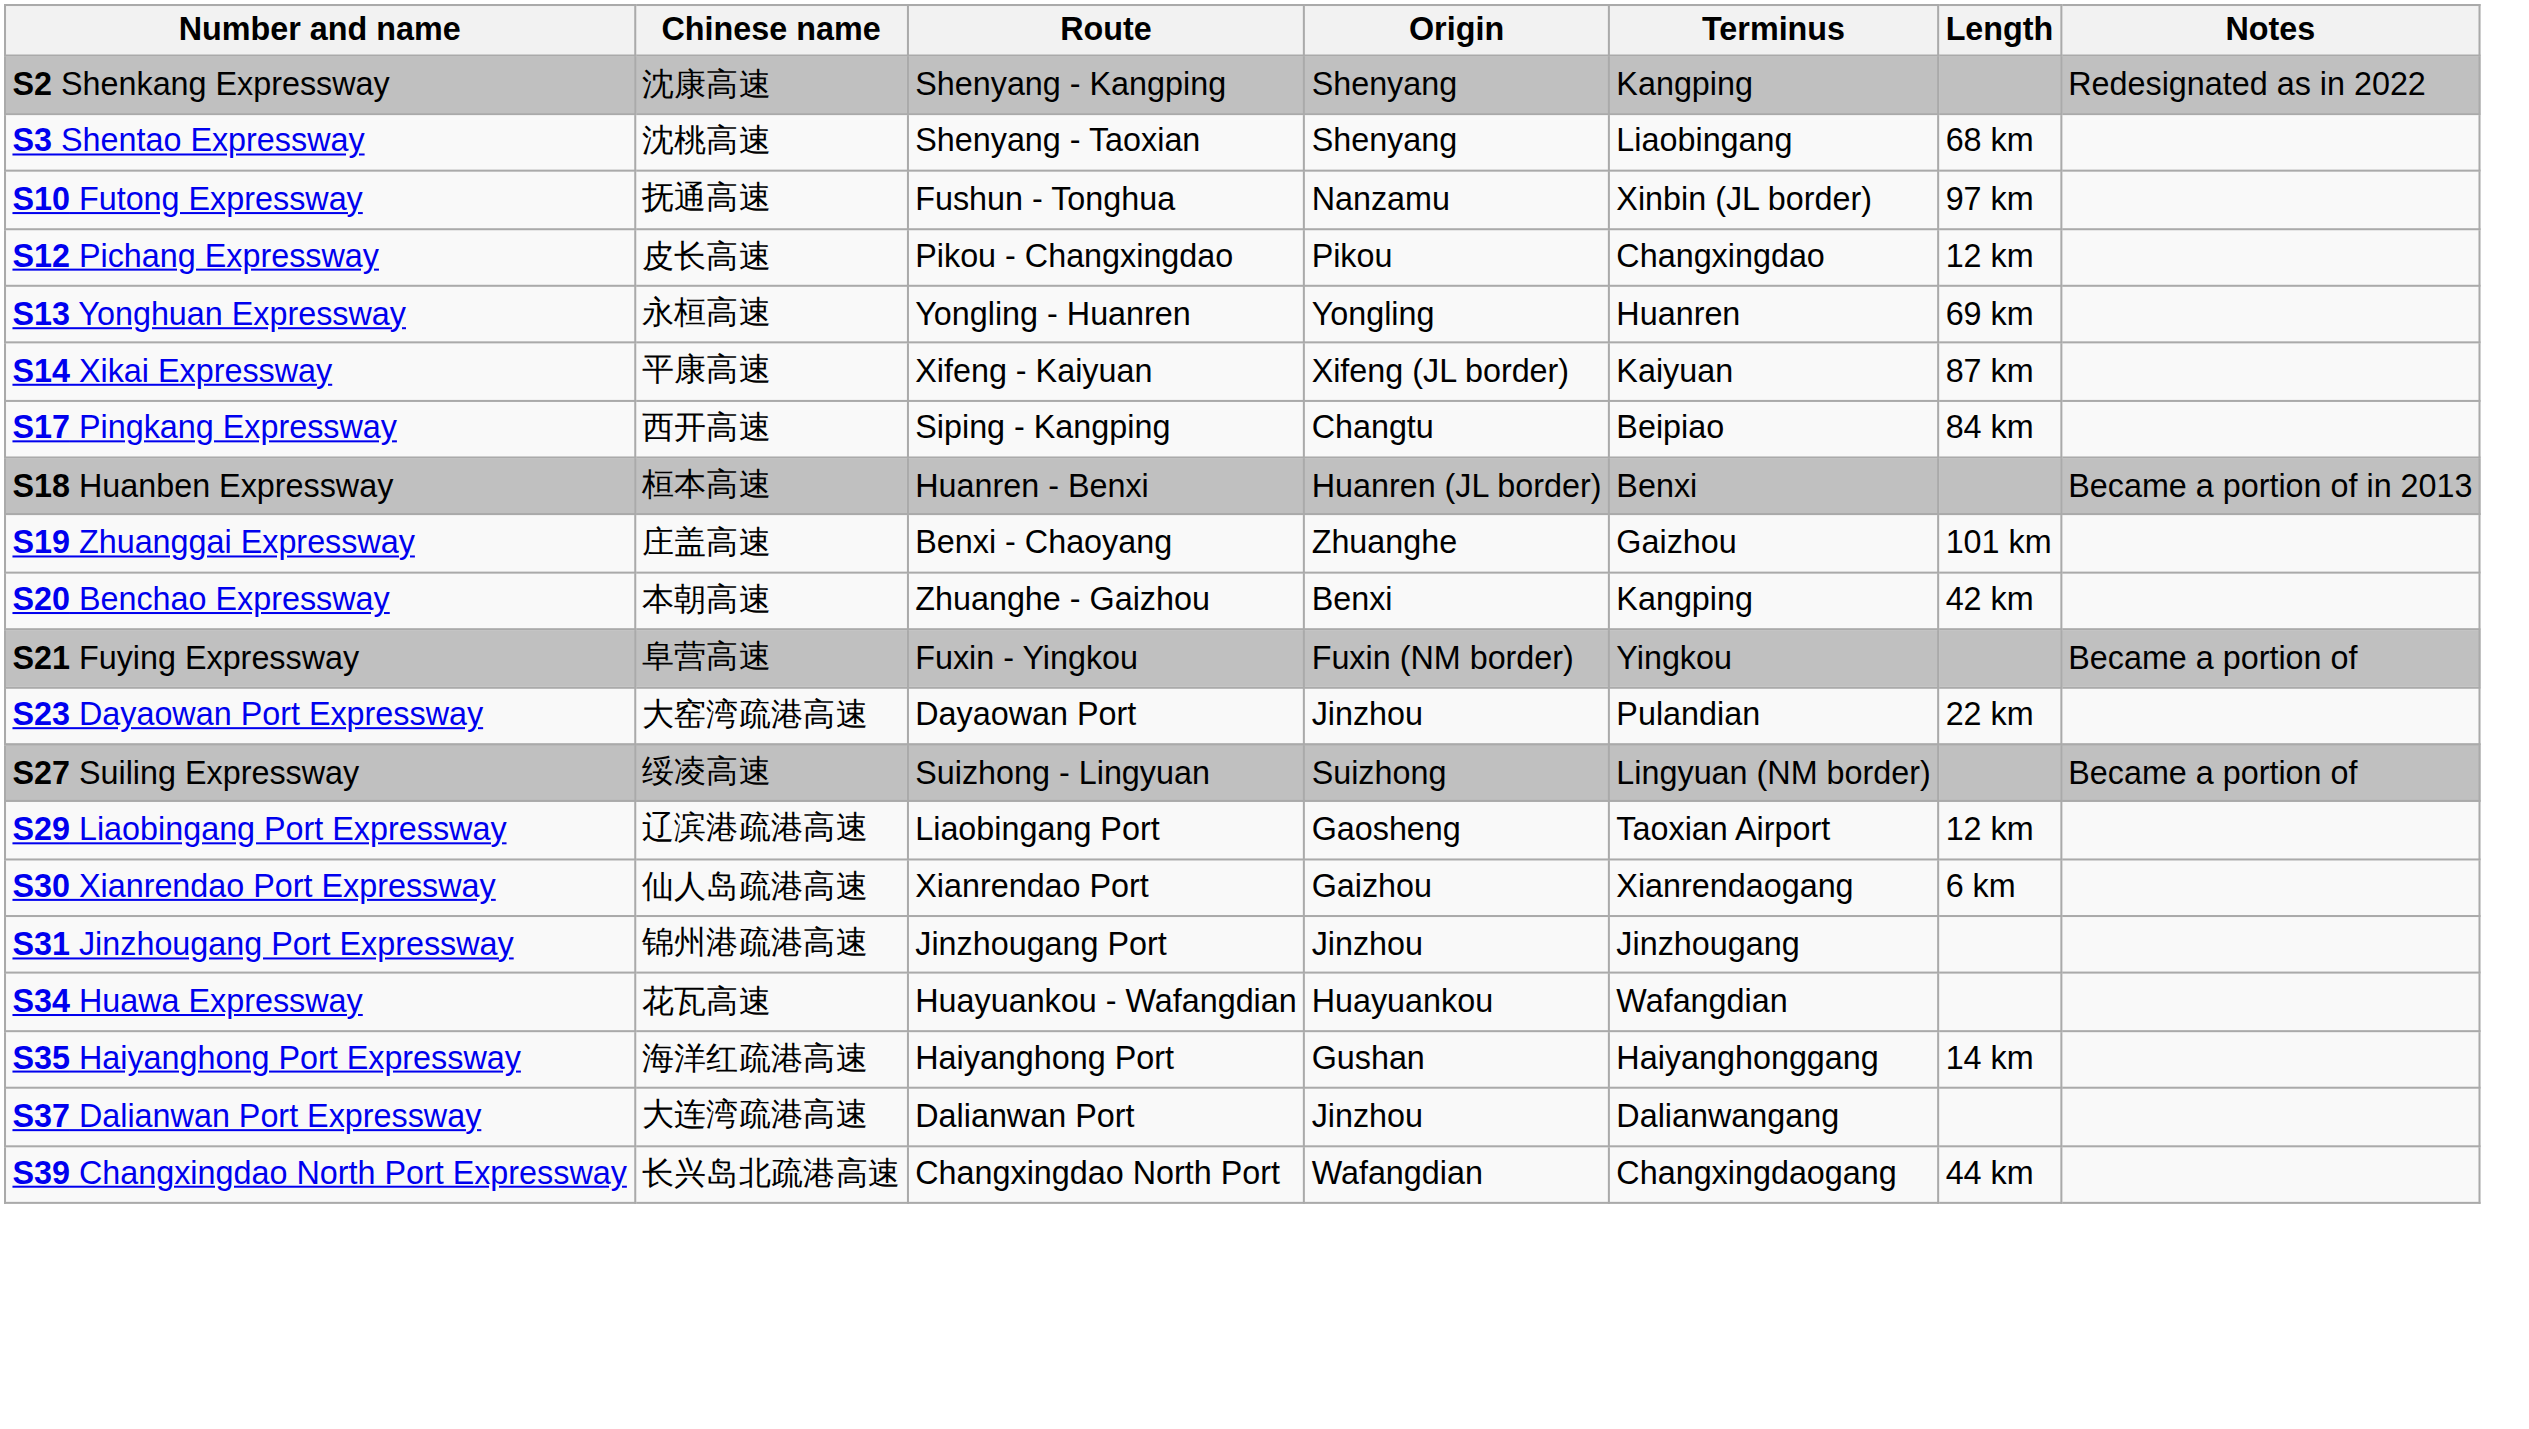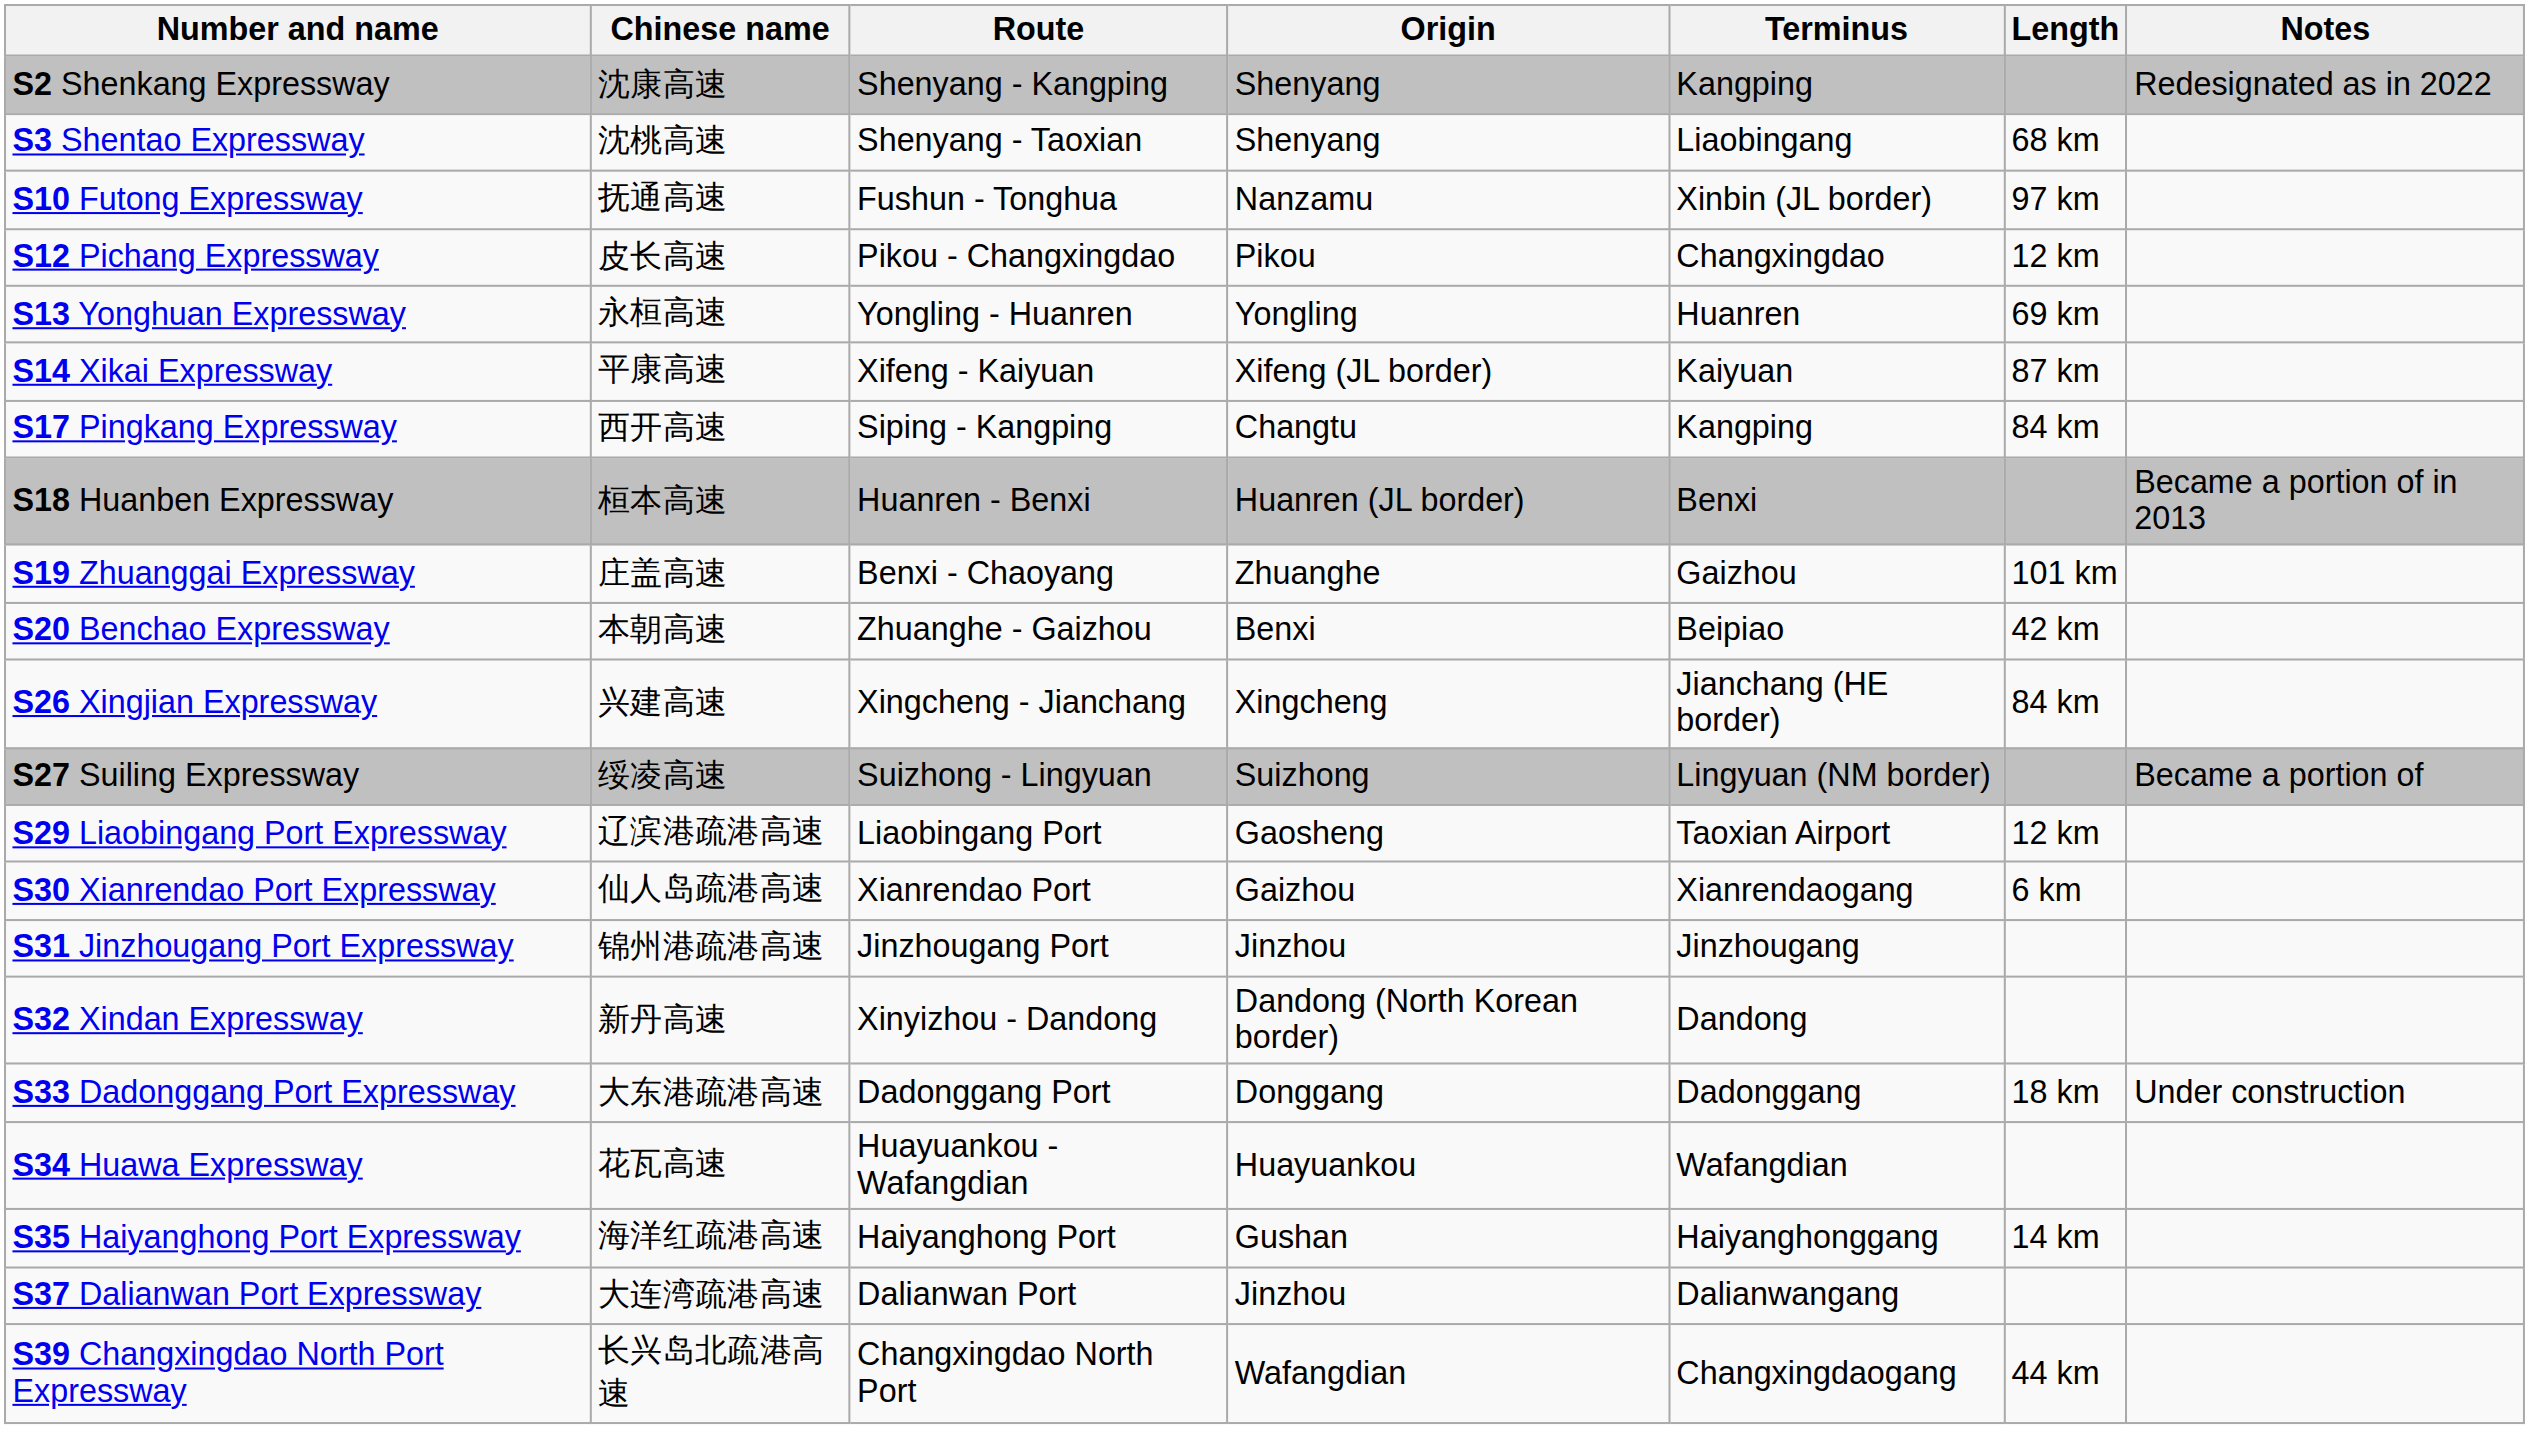(1670, 428) Beipiao -> (1745, 428) Kangping
(1685, 600) Kangping -> (1730, 630) Beipiao
- row: (186, 657)
- row: (248, 714)
+ row: (195, 703)
+ row: (188, 1019)
+ row: (264, 1092)
